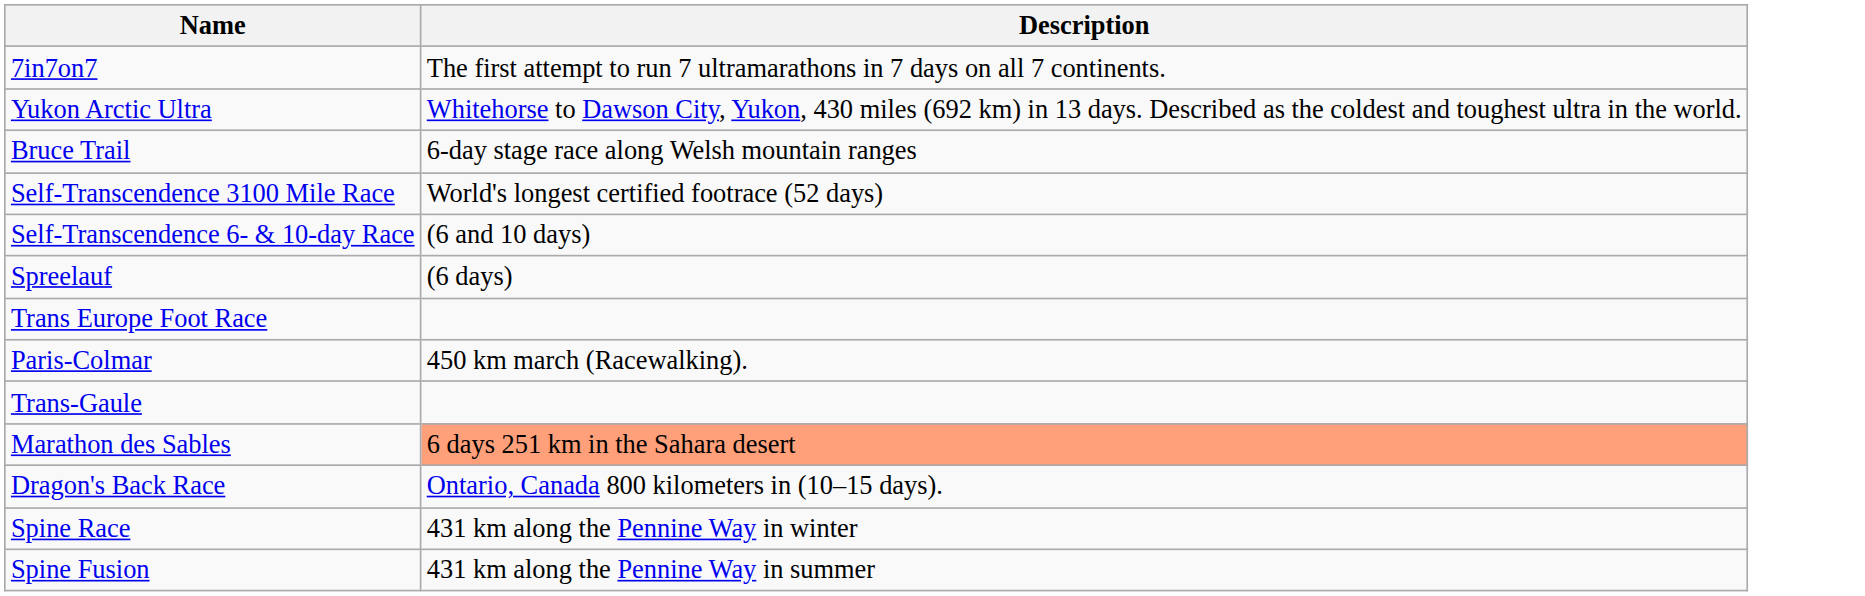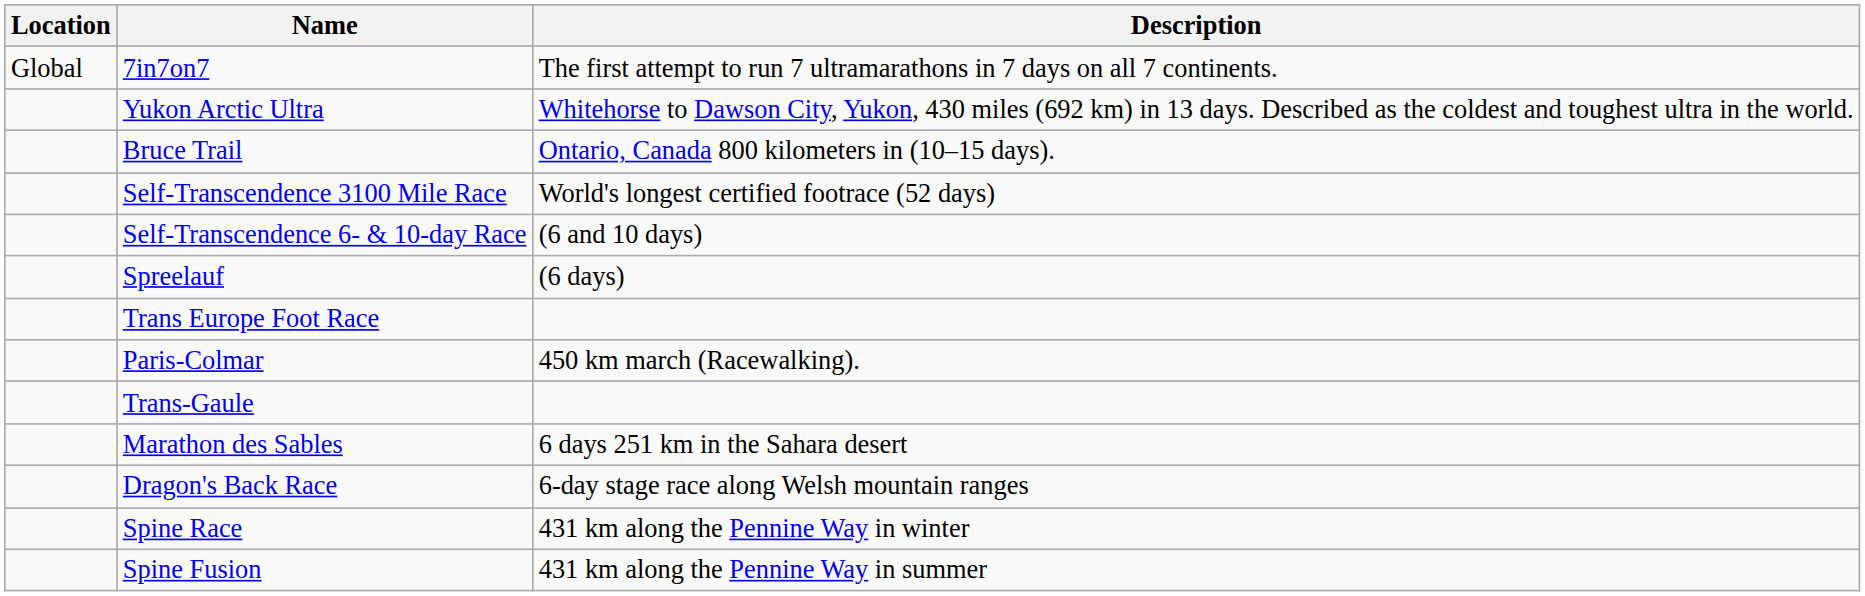+ column: (61, 25)
(672, 151) 6-day stage race along Welsh mountain ranges -> (797, 151) Ontario, Canada 800 kilometers in (10–15 days).
(611, 444) lightsalmon background -> (723, 444) no background
(685, 485) Ontario, Canada 800 kilometers in (10–15 days). -> (784, 485) 6-day stage race along Welsh mountain ranges
